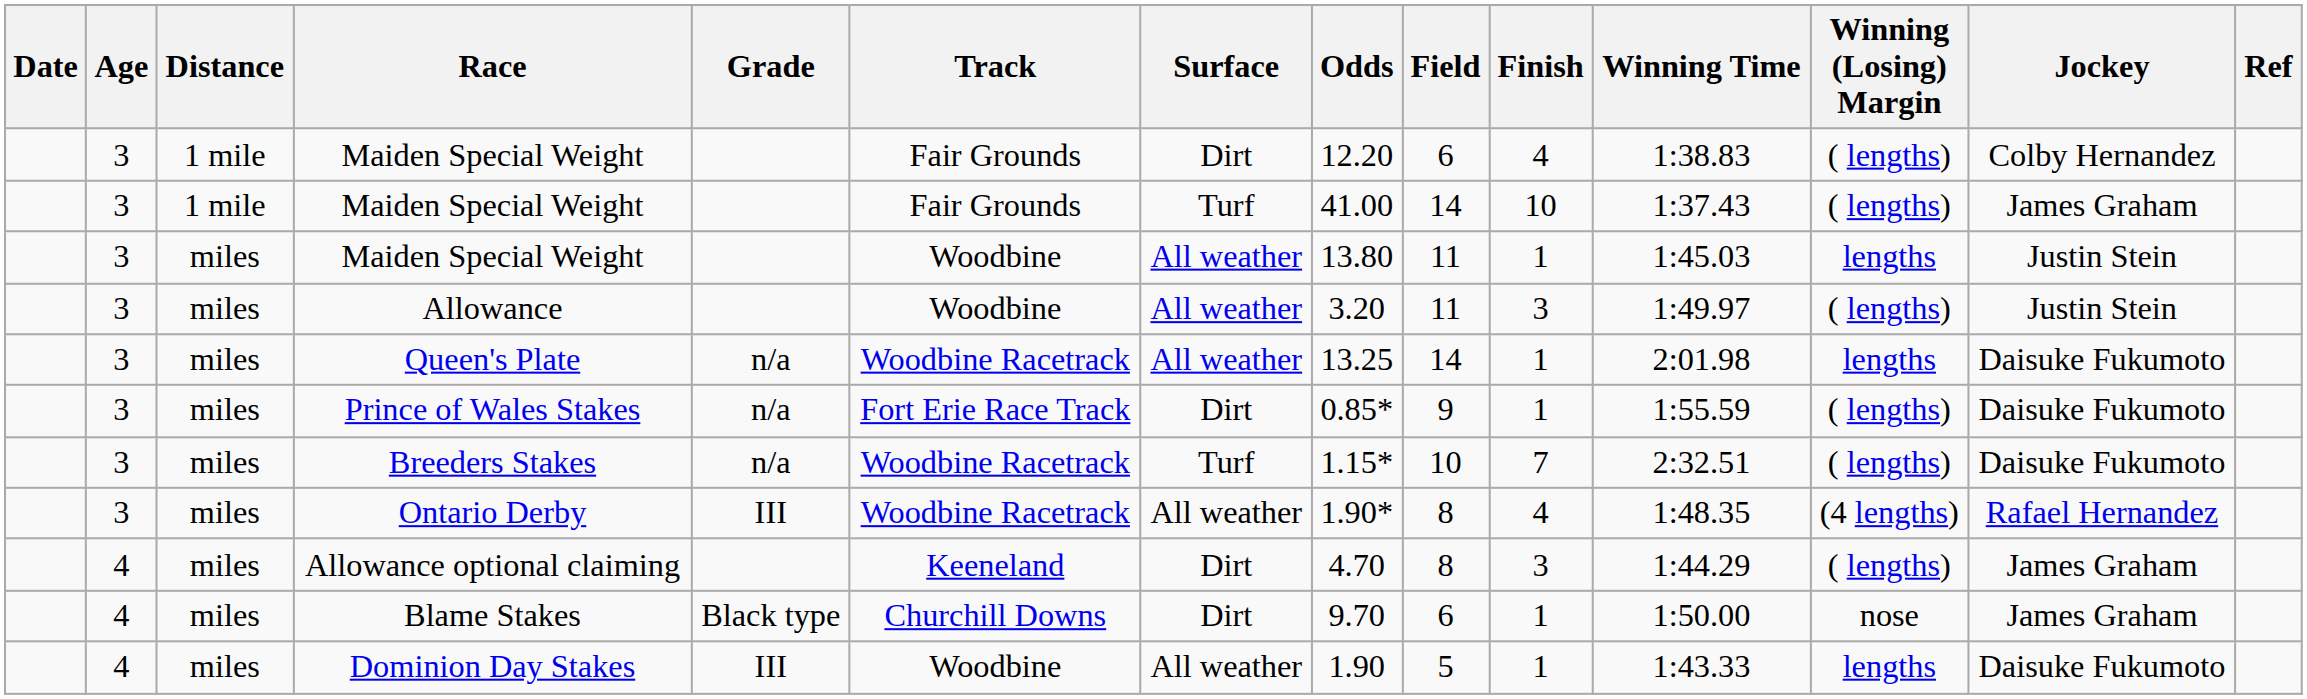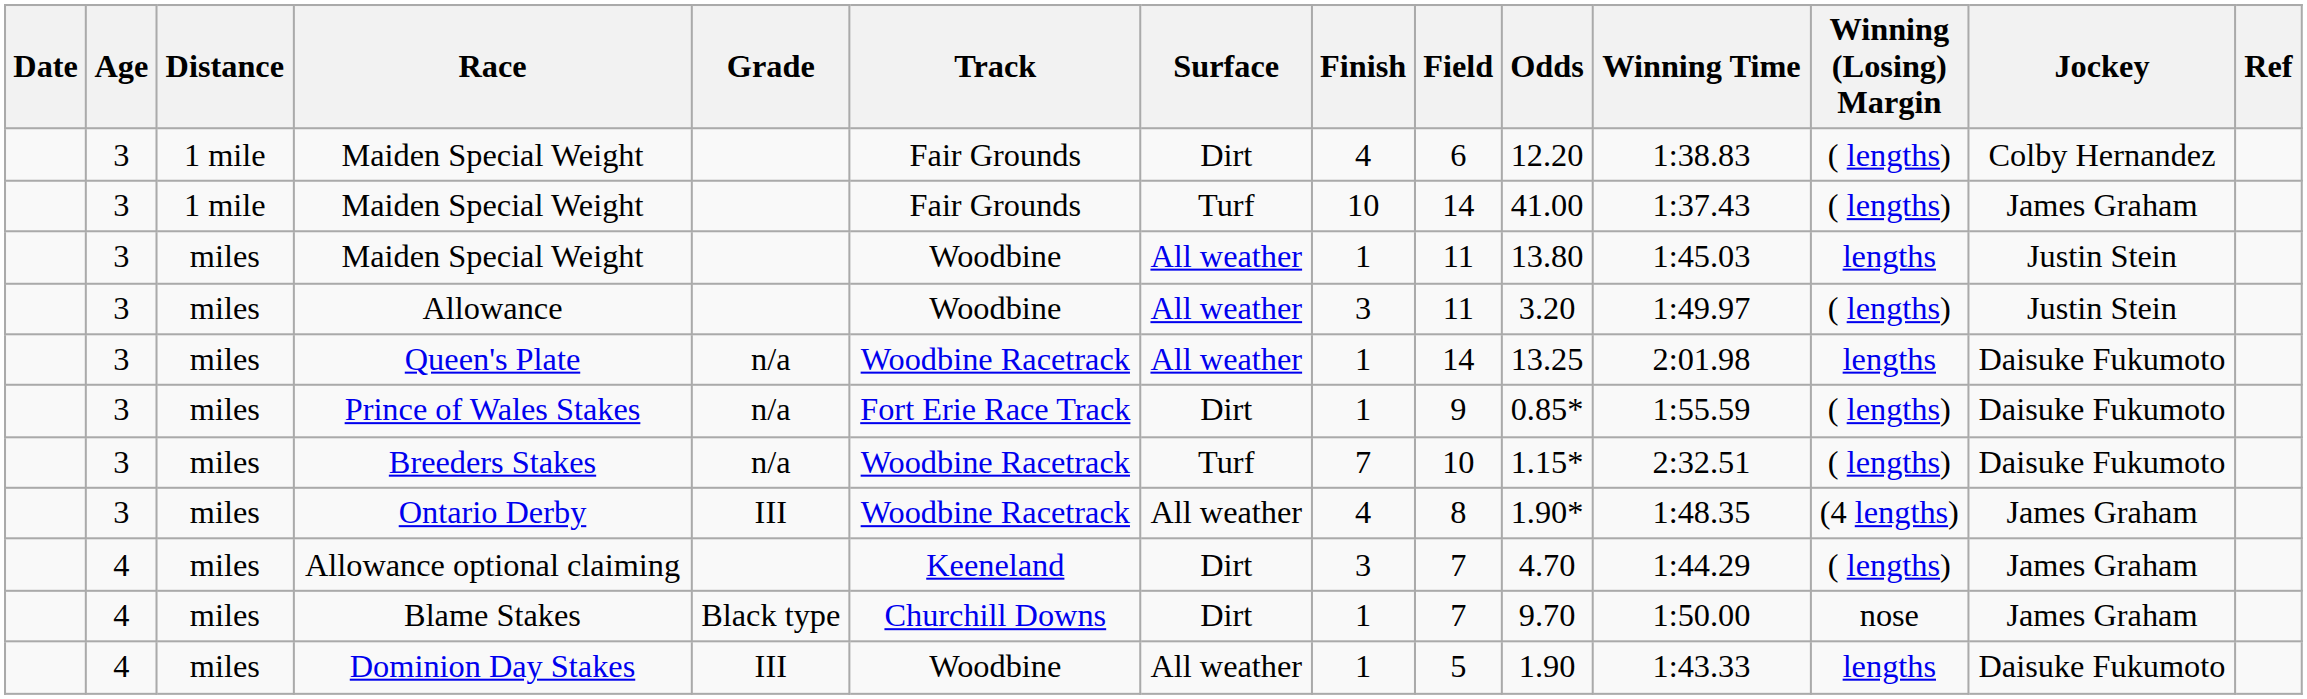columns swapped: (1357, 66) <-> (1541, 66)
(2102, 512) Rafael Hernandez -> (2102, 512) James Graham
(1445, 564) 8 -> (1458, 564) 7
(1445, 615) 6 -> (1458, 615) 7
